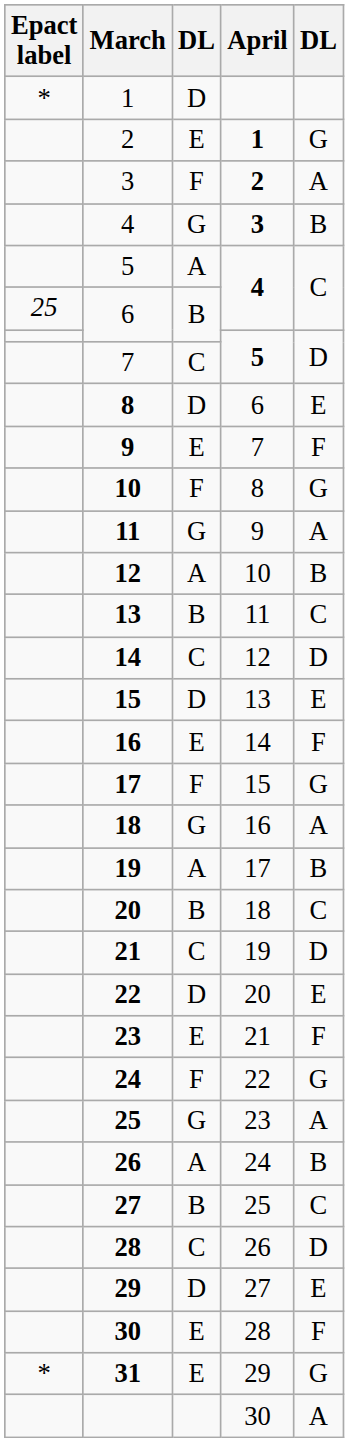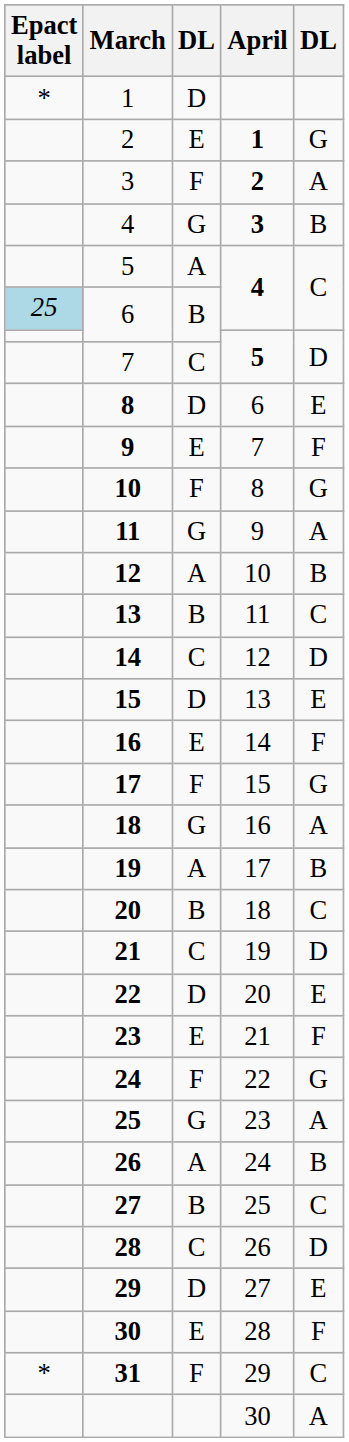(44, 308) no background -> (44, 308) lightblue background
(197, 1373) E -> (197, 1373) F
(318, 1373) G -> (318, 1373) C
